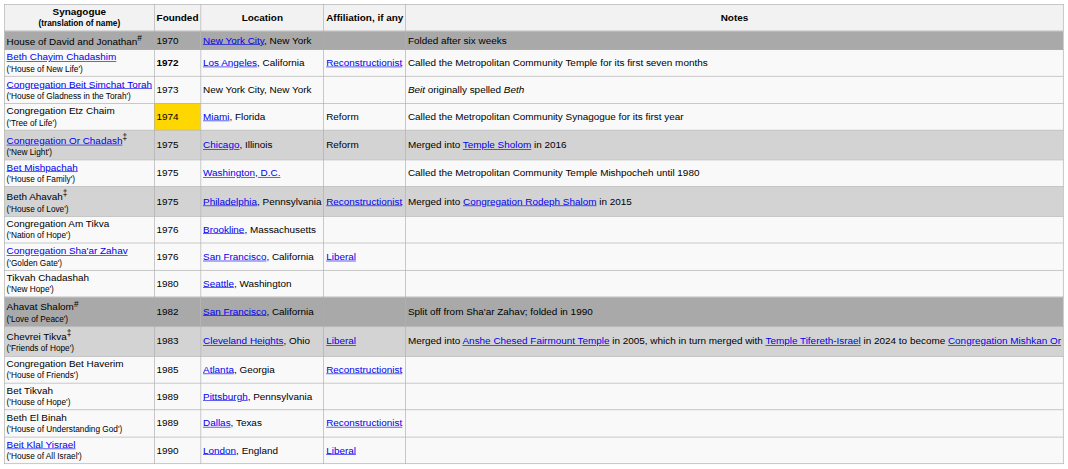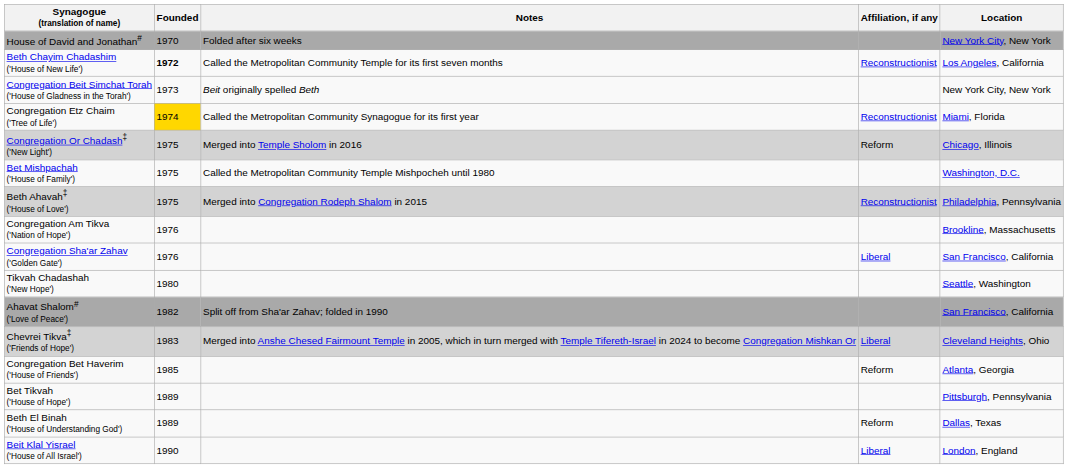columns swapped: (262, 17) <-> (734, 17)
(342, 117) Reform -> (899, 117) Reconstructionist
(364, 369) Reconstructionist -> (877, 369) Reform
(364, 423) Reconstructionist -> (877, 423) Reform
